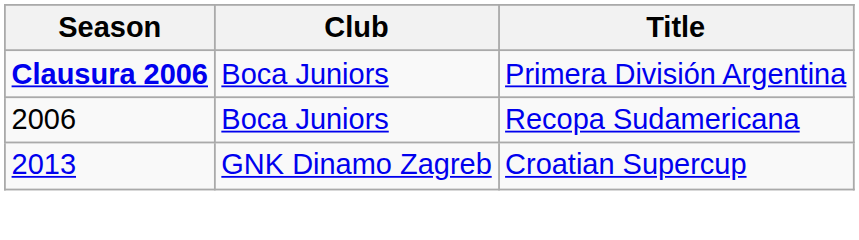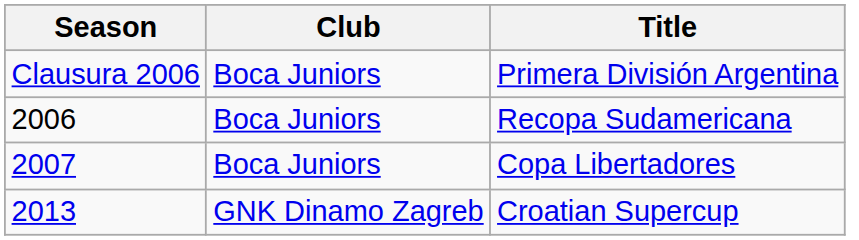(110, 73) bold -> (106, 73) normal
+ row: (616, 165)
